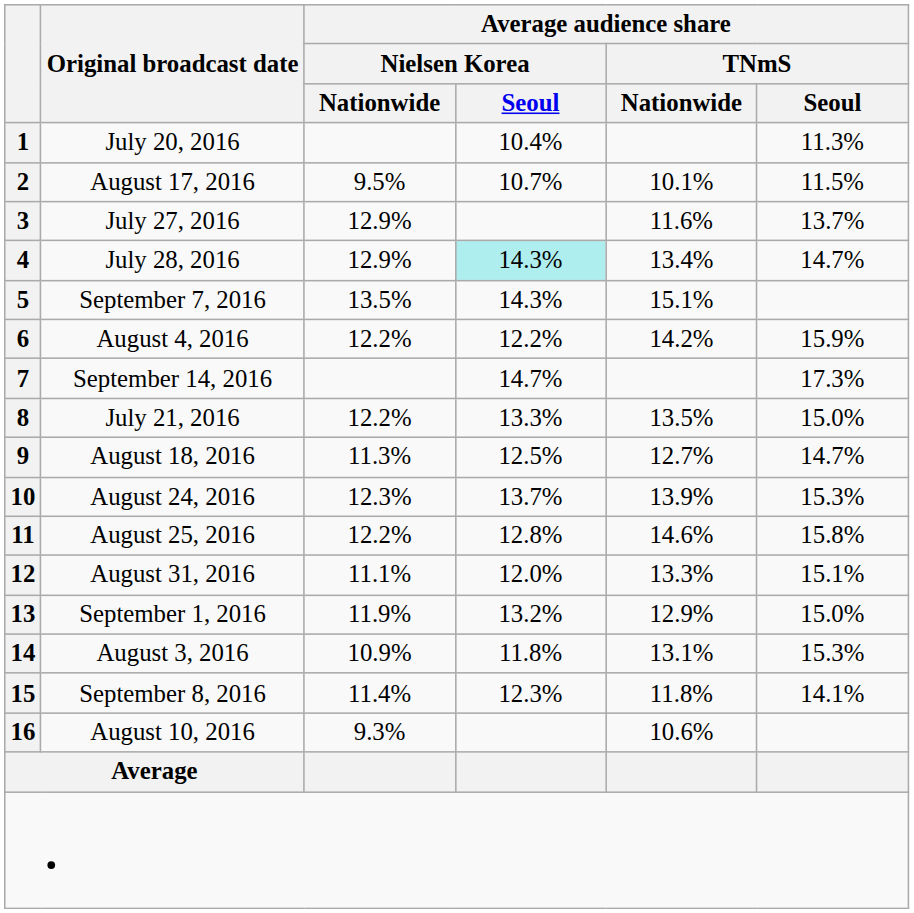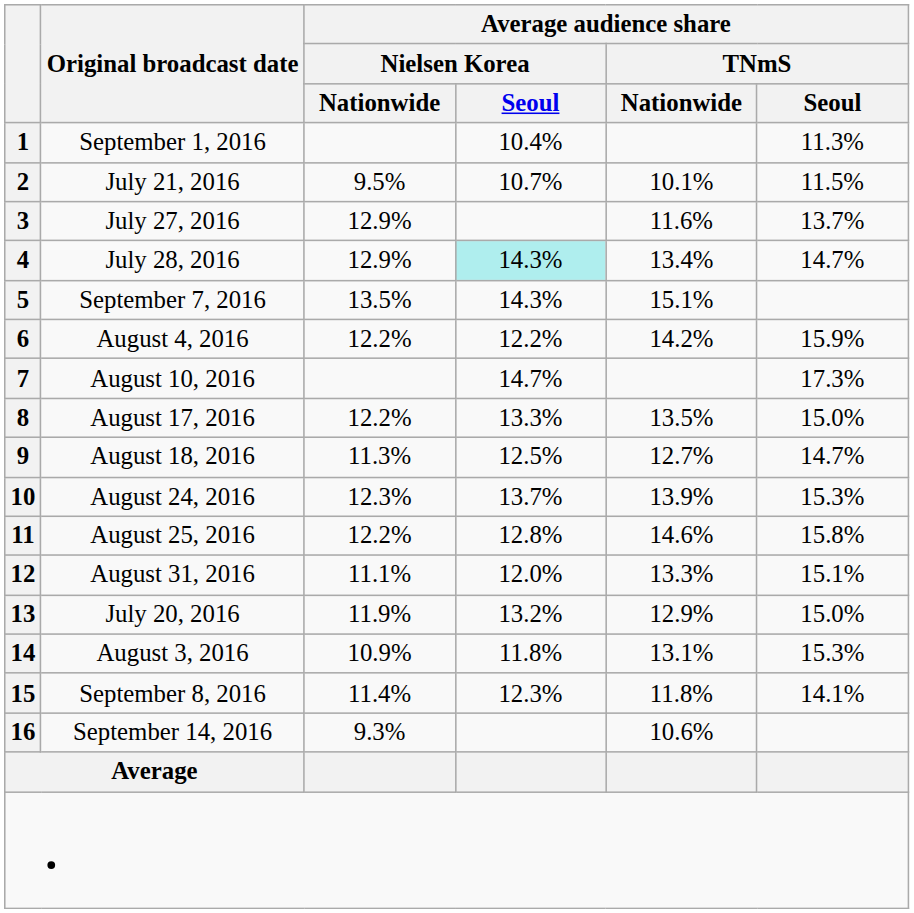(173, 142) July 20, 2016 -> (173, 142) September 1, 2016
(173, 181) August 17, 2016 -> (173, 181) July 21, 2016
(173, 378) September 14, 2016 -> (173, 378) August 10, 2016
(173, 417) July 21, 2016 -> (173, 417) August 17, 2016
(173, 614) September 1, 2016 -> (173, 614) July 20, 2016
(173, 732) August 10, 2016 -> (173, 732) September 14, 2016
